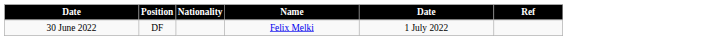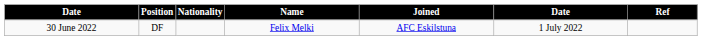+ column: (426, 12)
